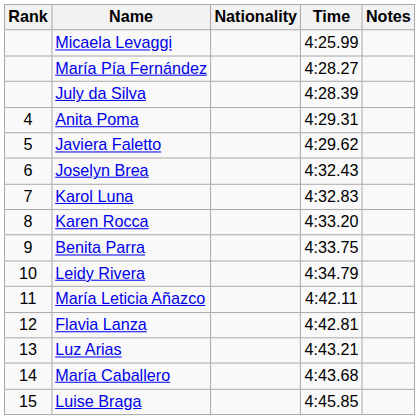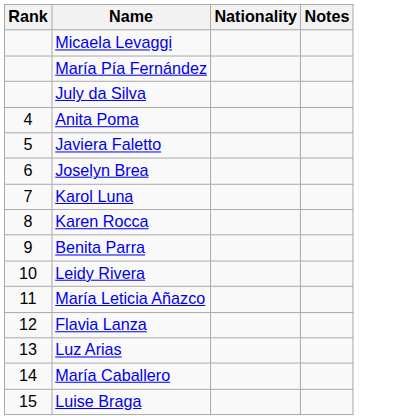- column: (331, 17)
